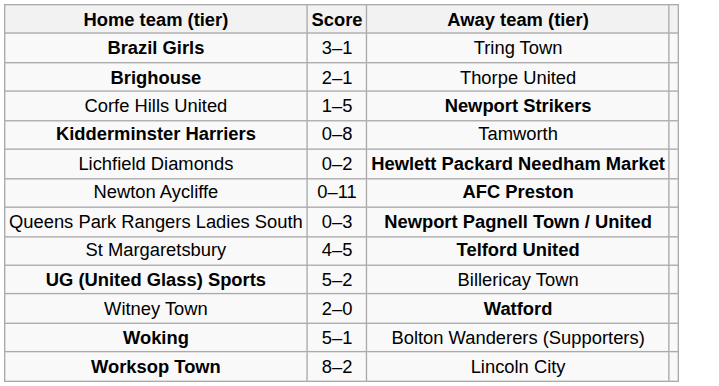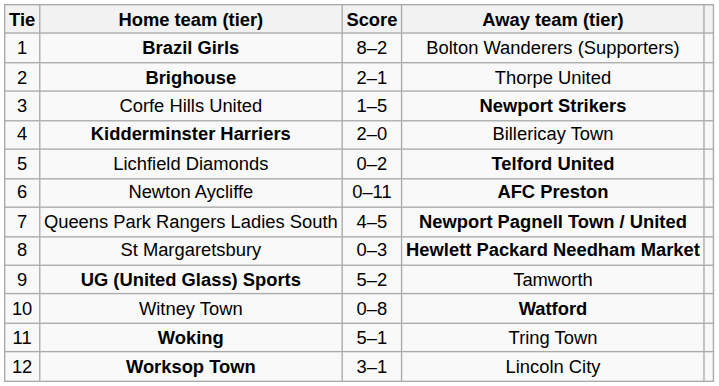+ column: (22, 19)
(337, 48) 3–1 -> (372, 48) 8–2
(518, 48) Tring Town -> (553, 48) Bolton Wanderers (Supporters)
(337, 135) 0–8 -> (372, 135) 2–0
(518, 135) Tamworth -> (553, 135) Billericay Town
(518, 163) Hewlett Packard Needham Market -> (553, 163) Telford United
(337, 221) 0–3 -> (372, 221) 4–5
(337, 250) 4–5 -> (372, 250) 0–3
(518, 250) Telford United -> (553, 250) Hewlett Packard Needham Market
(518, 279) Billericay Town -> (553, 279) Tamworth
(337, 308) 2–0 -> (372, 308) 0–8
(518, 337) Bolton Wanderers (Supporters) -> (553, 337) Tring Town
(337, 366) 8–2 -> (372, 366) 3–1
